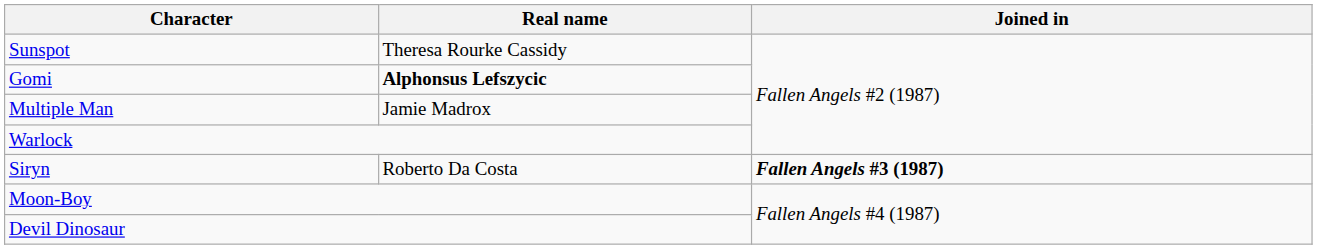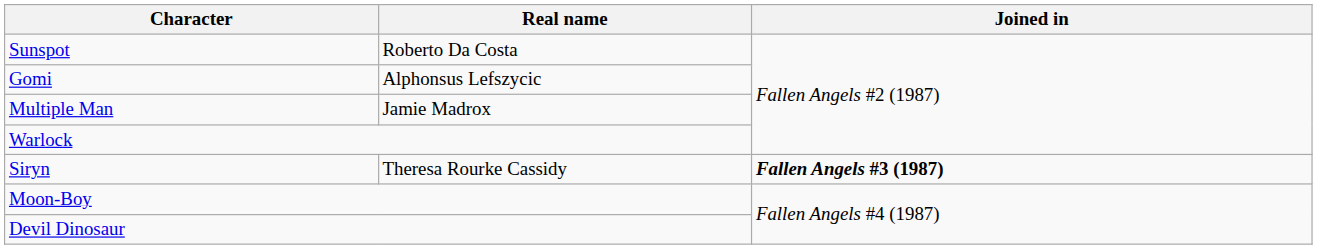(475, 49) Theresa Rourke Cassidy -> (450, 49) Roberto Da Costa
(464, 79) bold -> (462, 79) normal
(450, 169) Roberto Da Costa -> (475, 169) Theresa Rourke Cassidy
